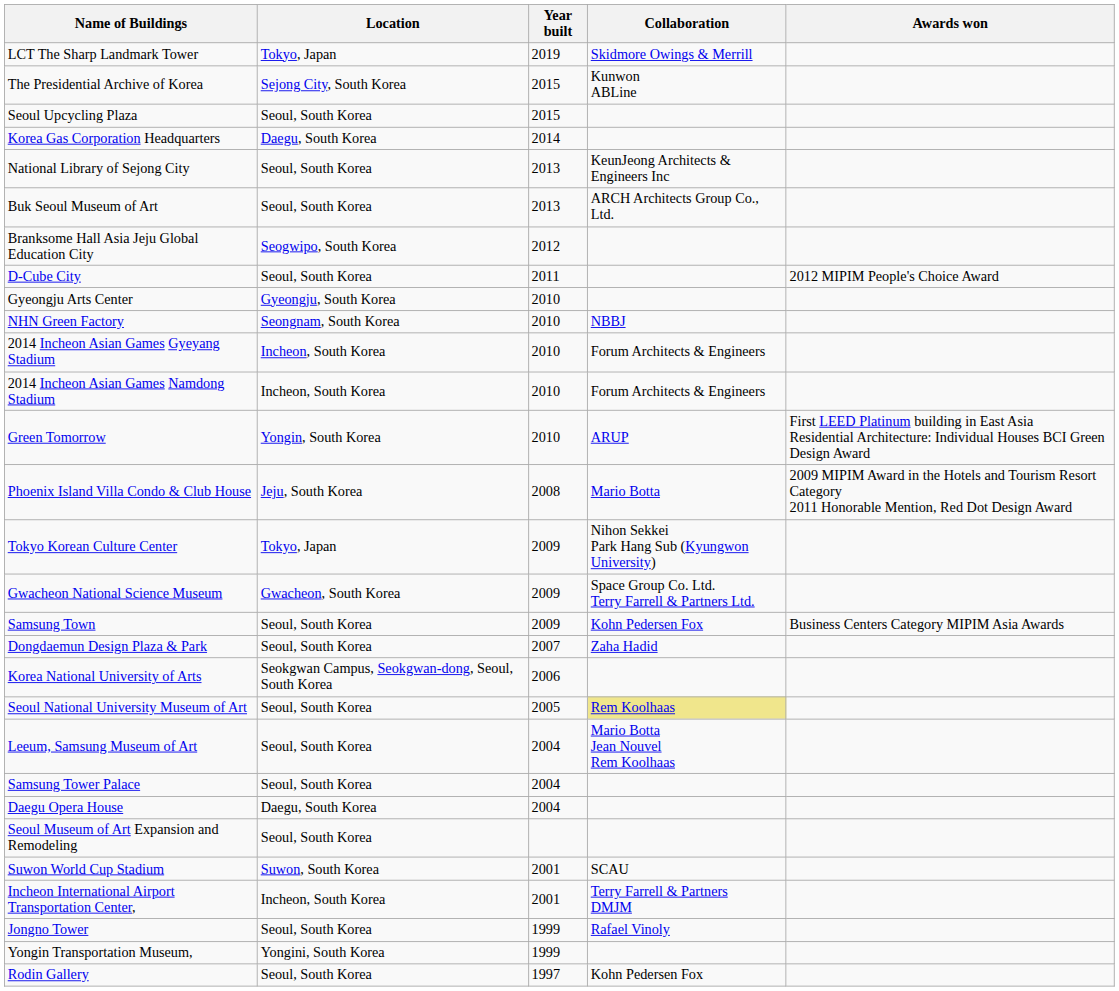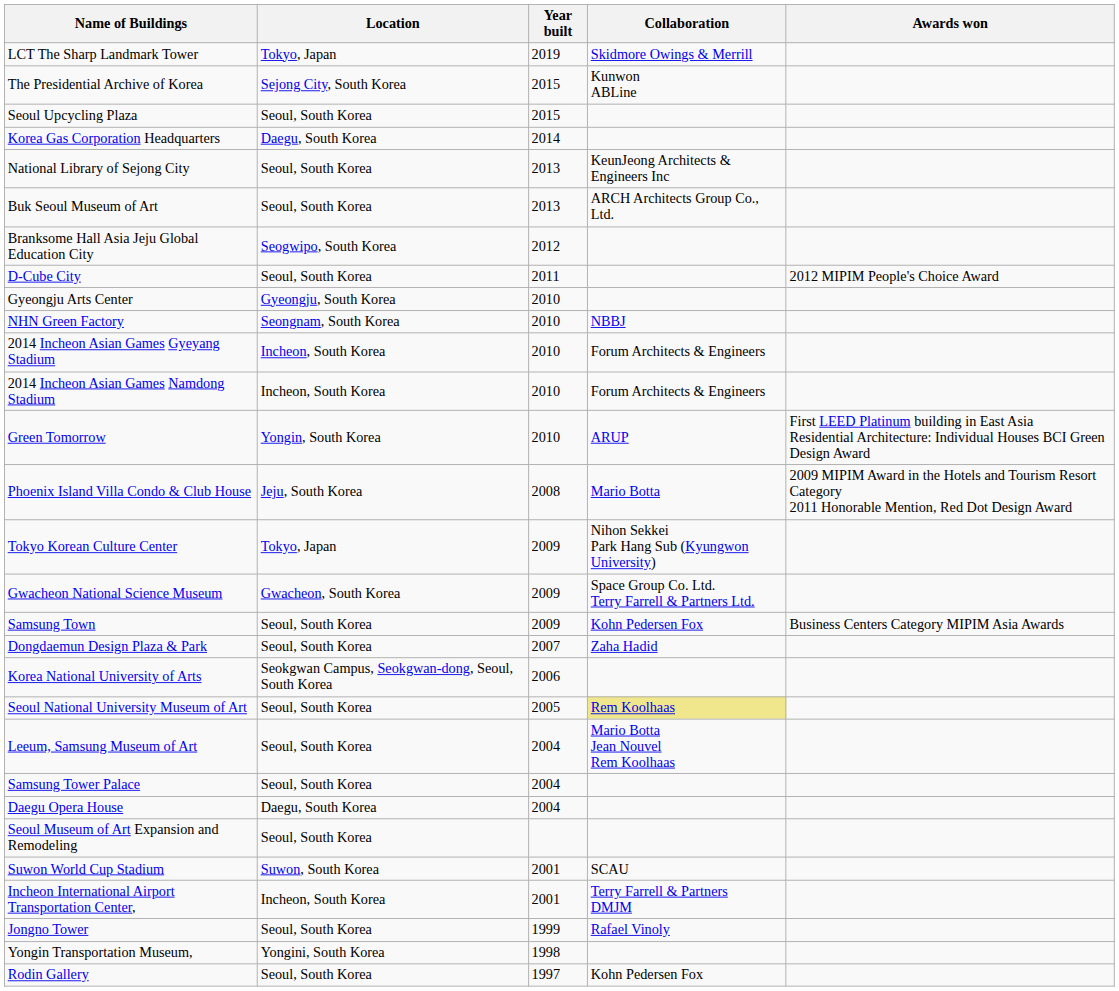(546, 952) 1999 -> (546, 952) 1998
